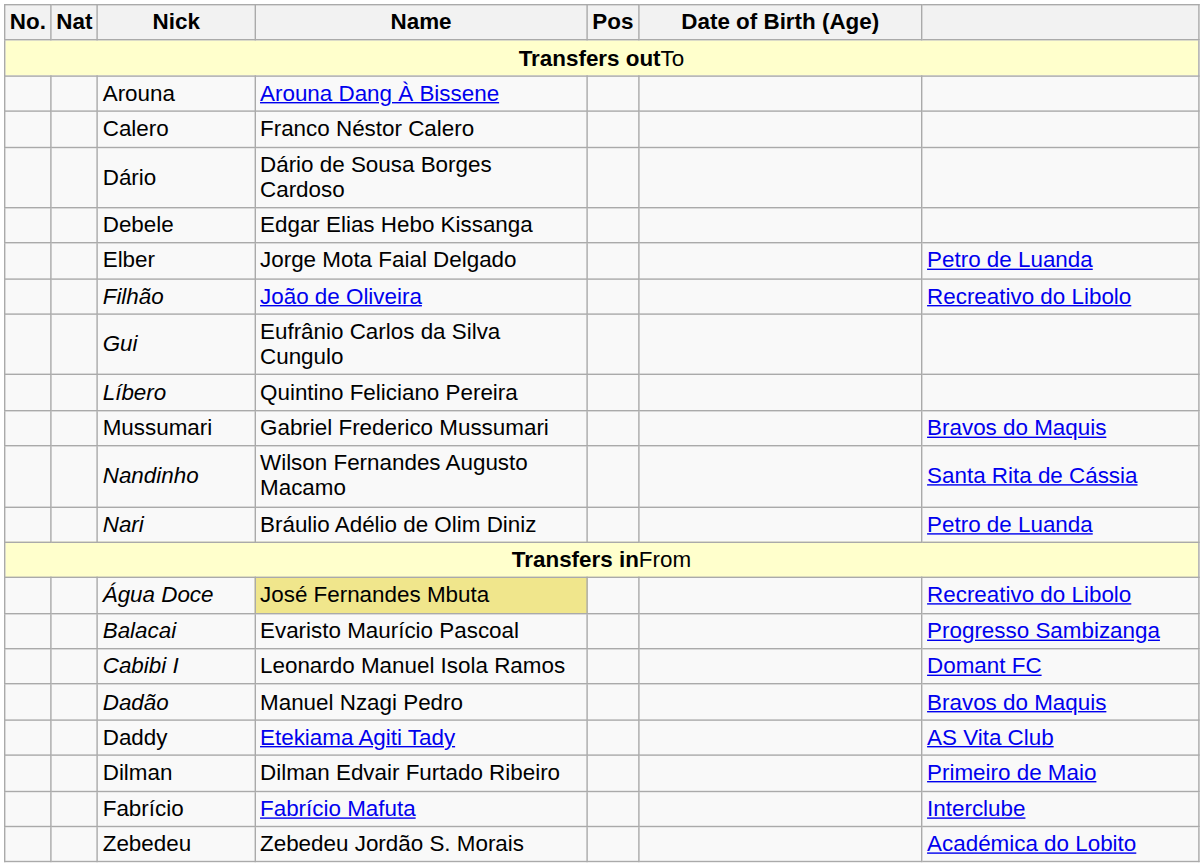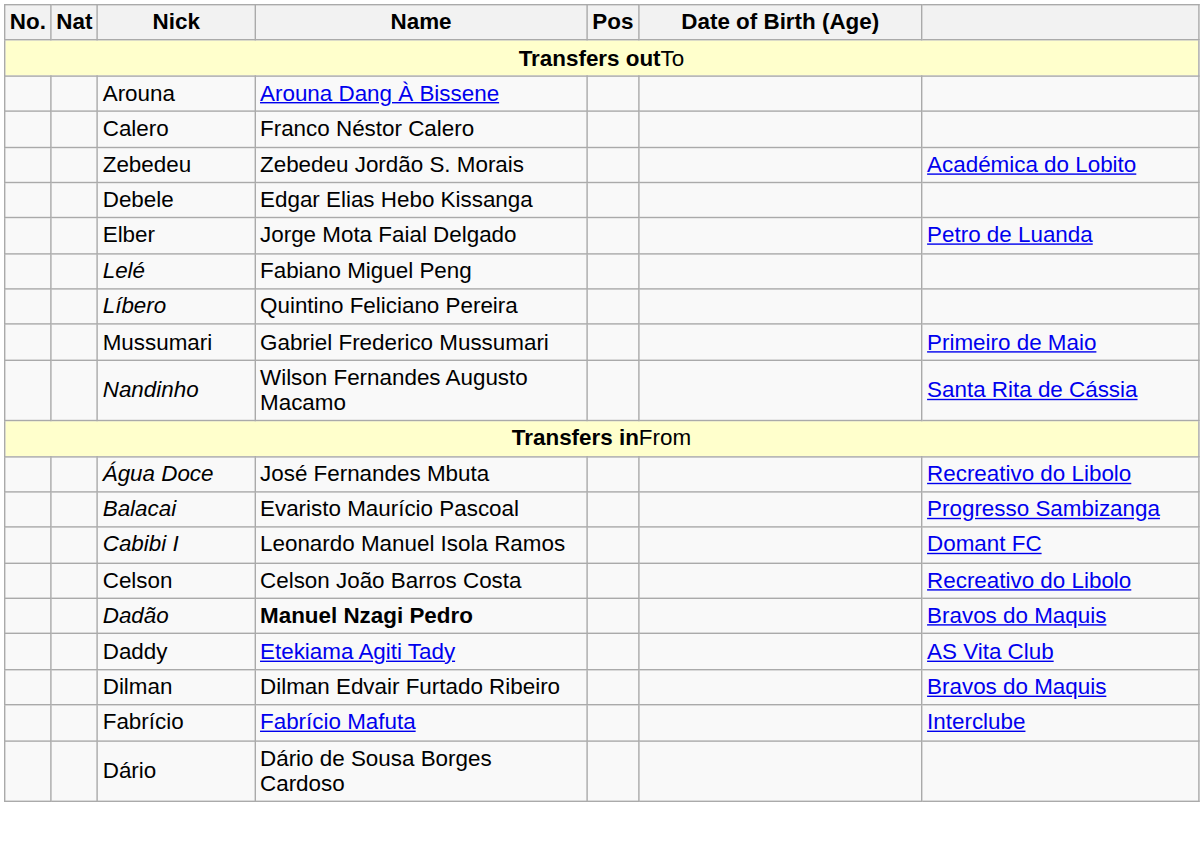rows swapped: (129, 176) <-> (147, 843)
- row: (133, 296)
- row: (120, 344)
+ row: (124, 270)
(1017, 427) Bravos do Maquis -> (1012, 341) Primeiro de Maio
- row: (123, 524)
(375, 595) khaki background -> (375, 473) no background
+ row: (138, 580)
(362, 701) normal -> (366, 615) bold
(1012, 772) Primeiro de Maio -> (1017, 686) Bravos do Maquis
